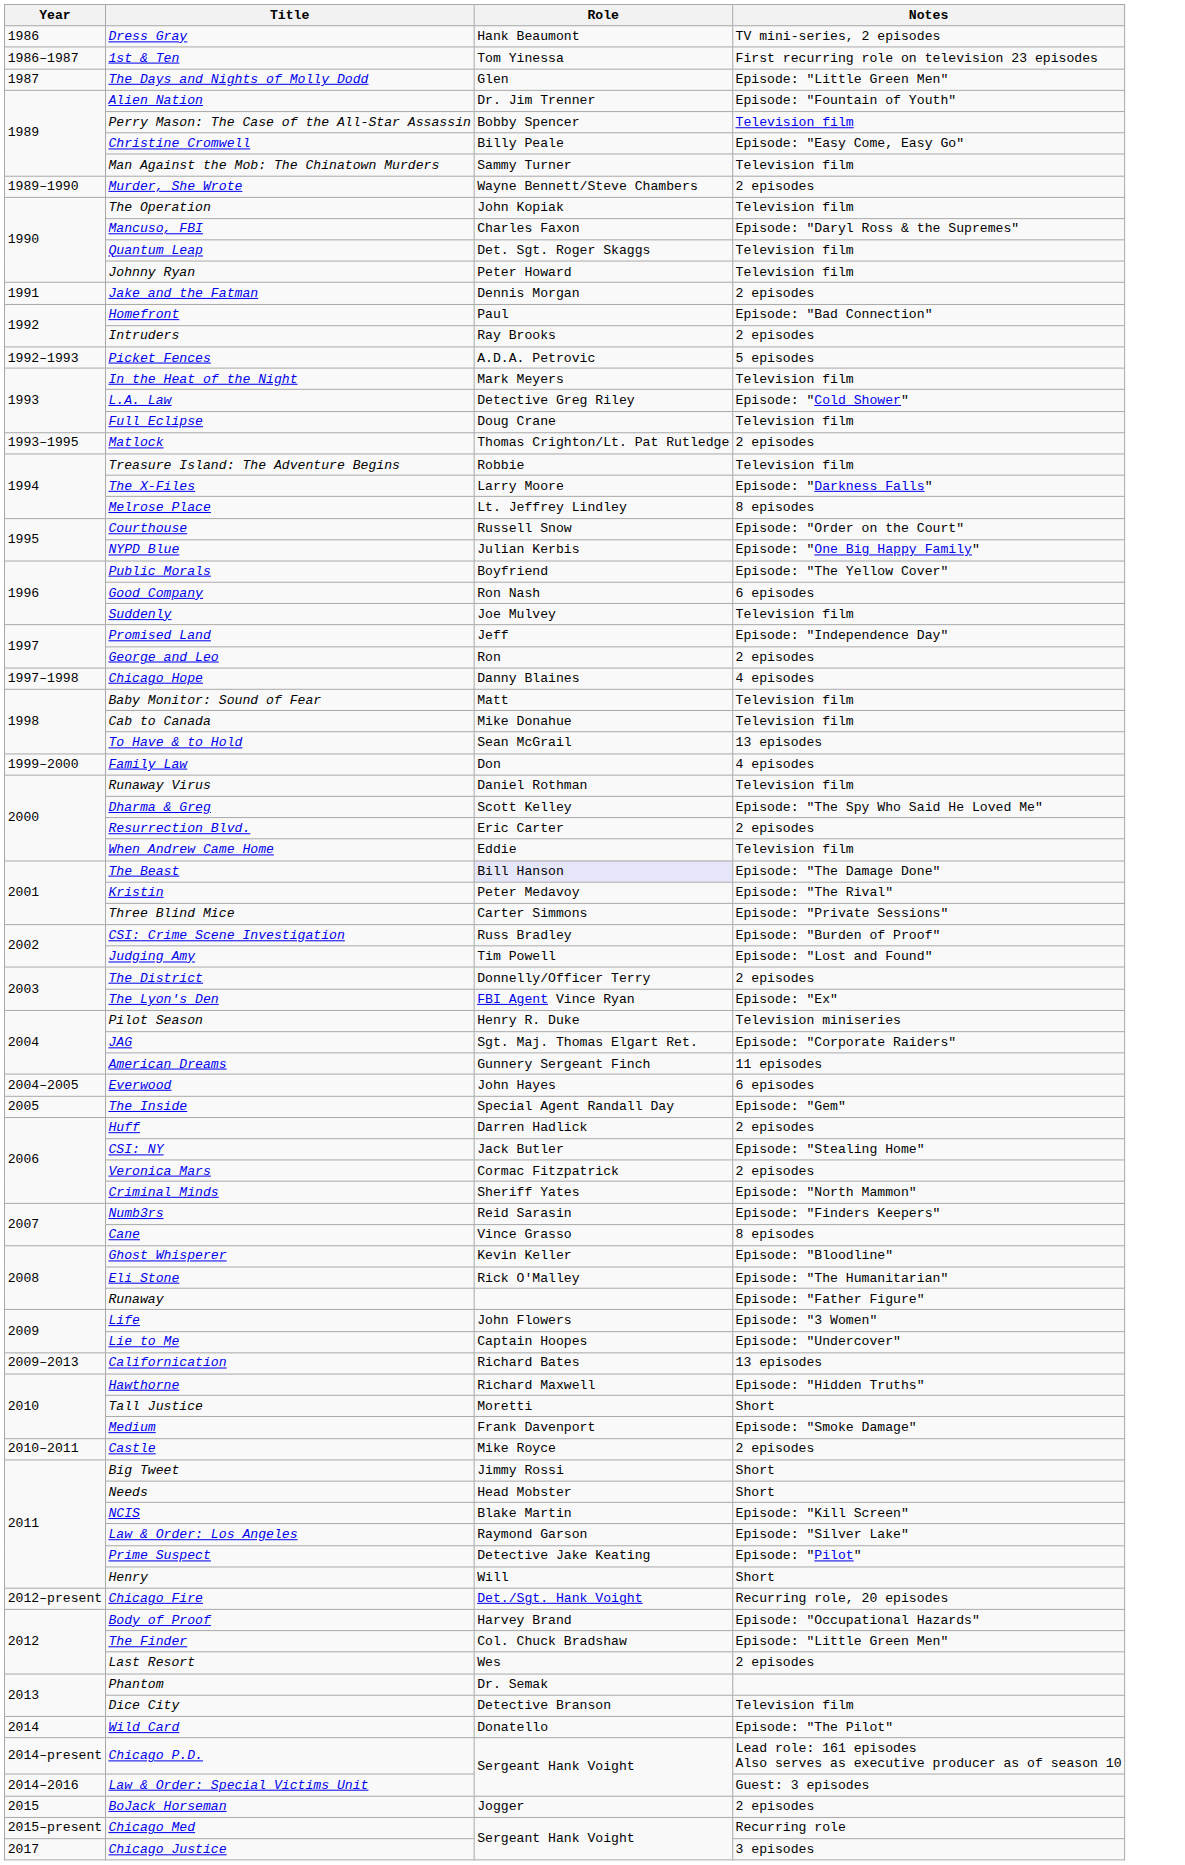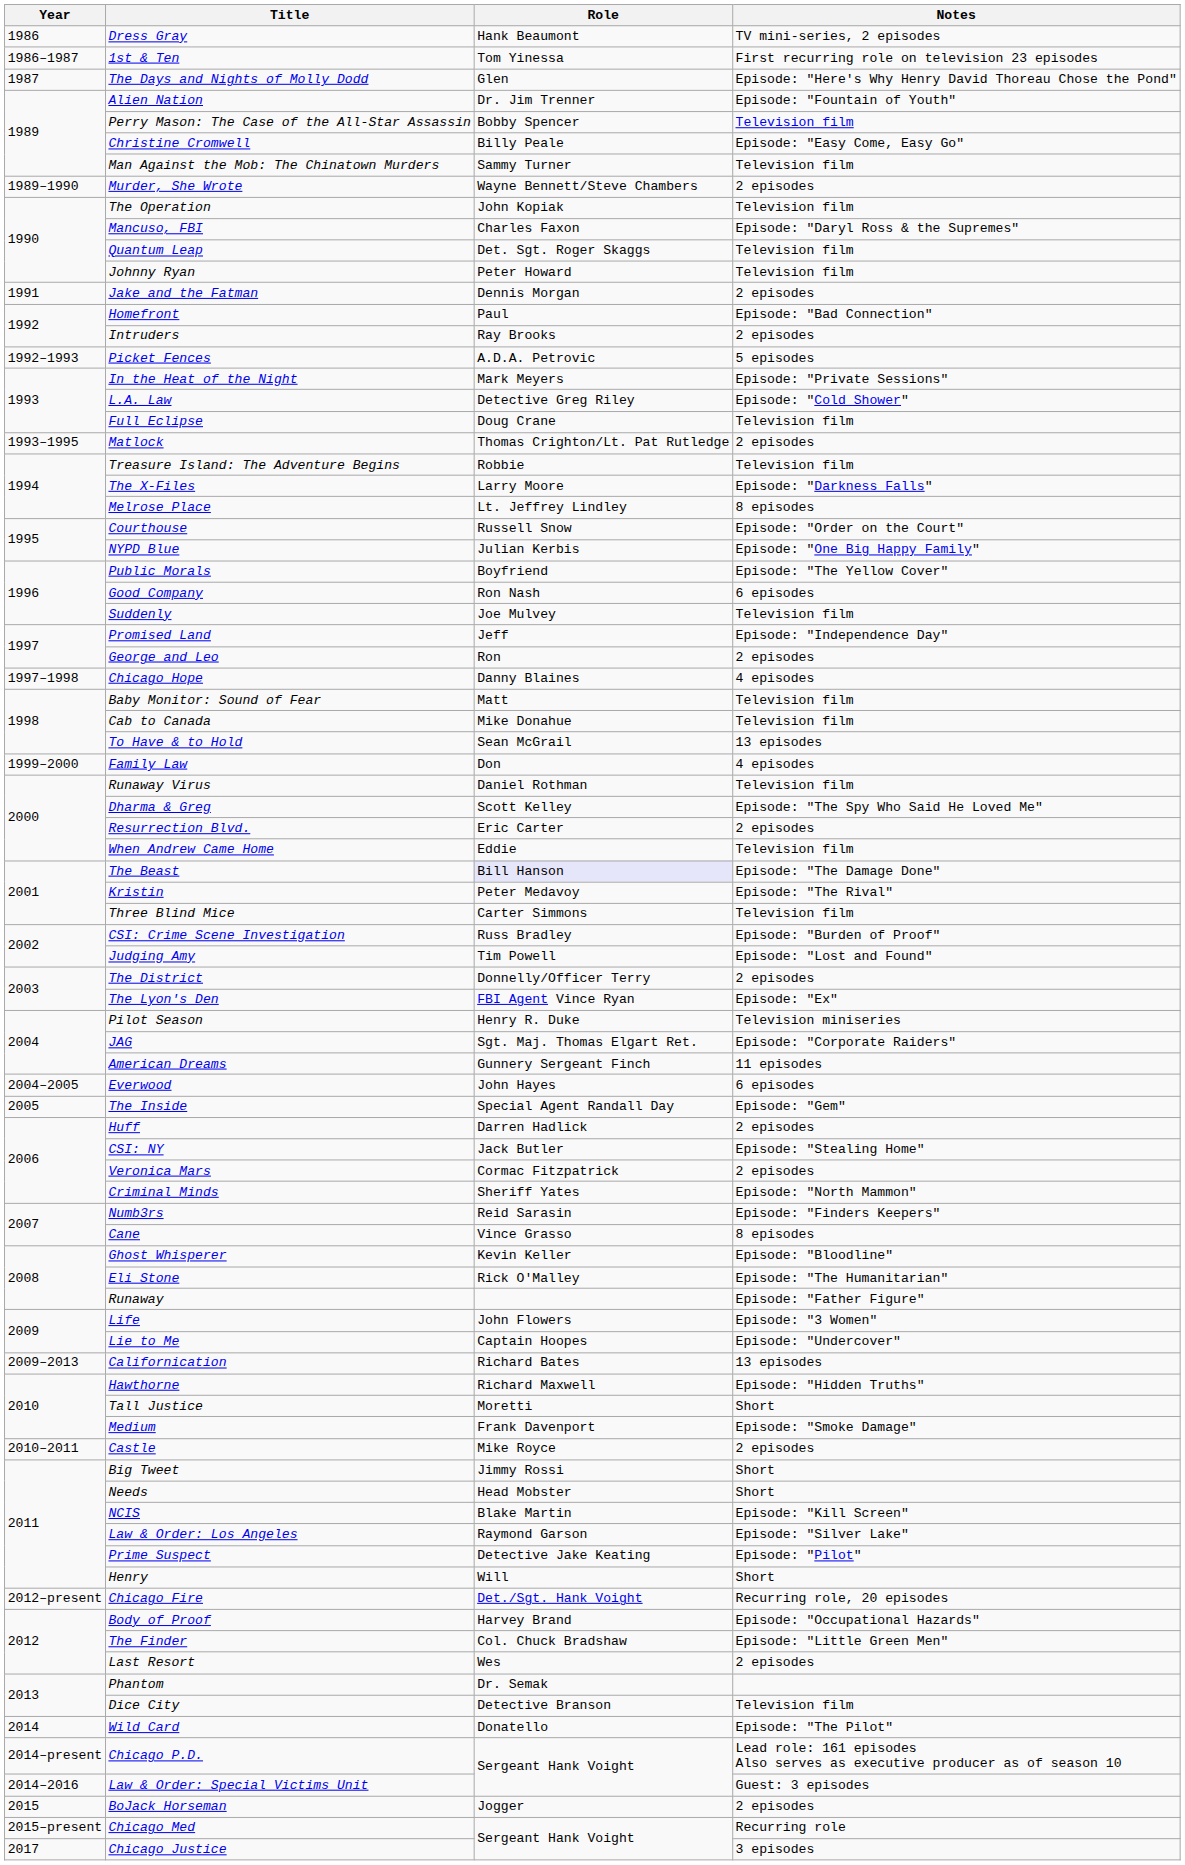(842, 79) Episode: "Little Green Men" -> (956, 79) Episode: "Here's Why Henry David Thoreau Chose the Pond"
(795, 379) Television film -> (842, 379) Episode: "Private Sessions"
(842, 914) Episode: "Private Sessions" -> (795, 914) Television film
